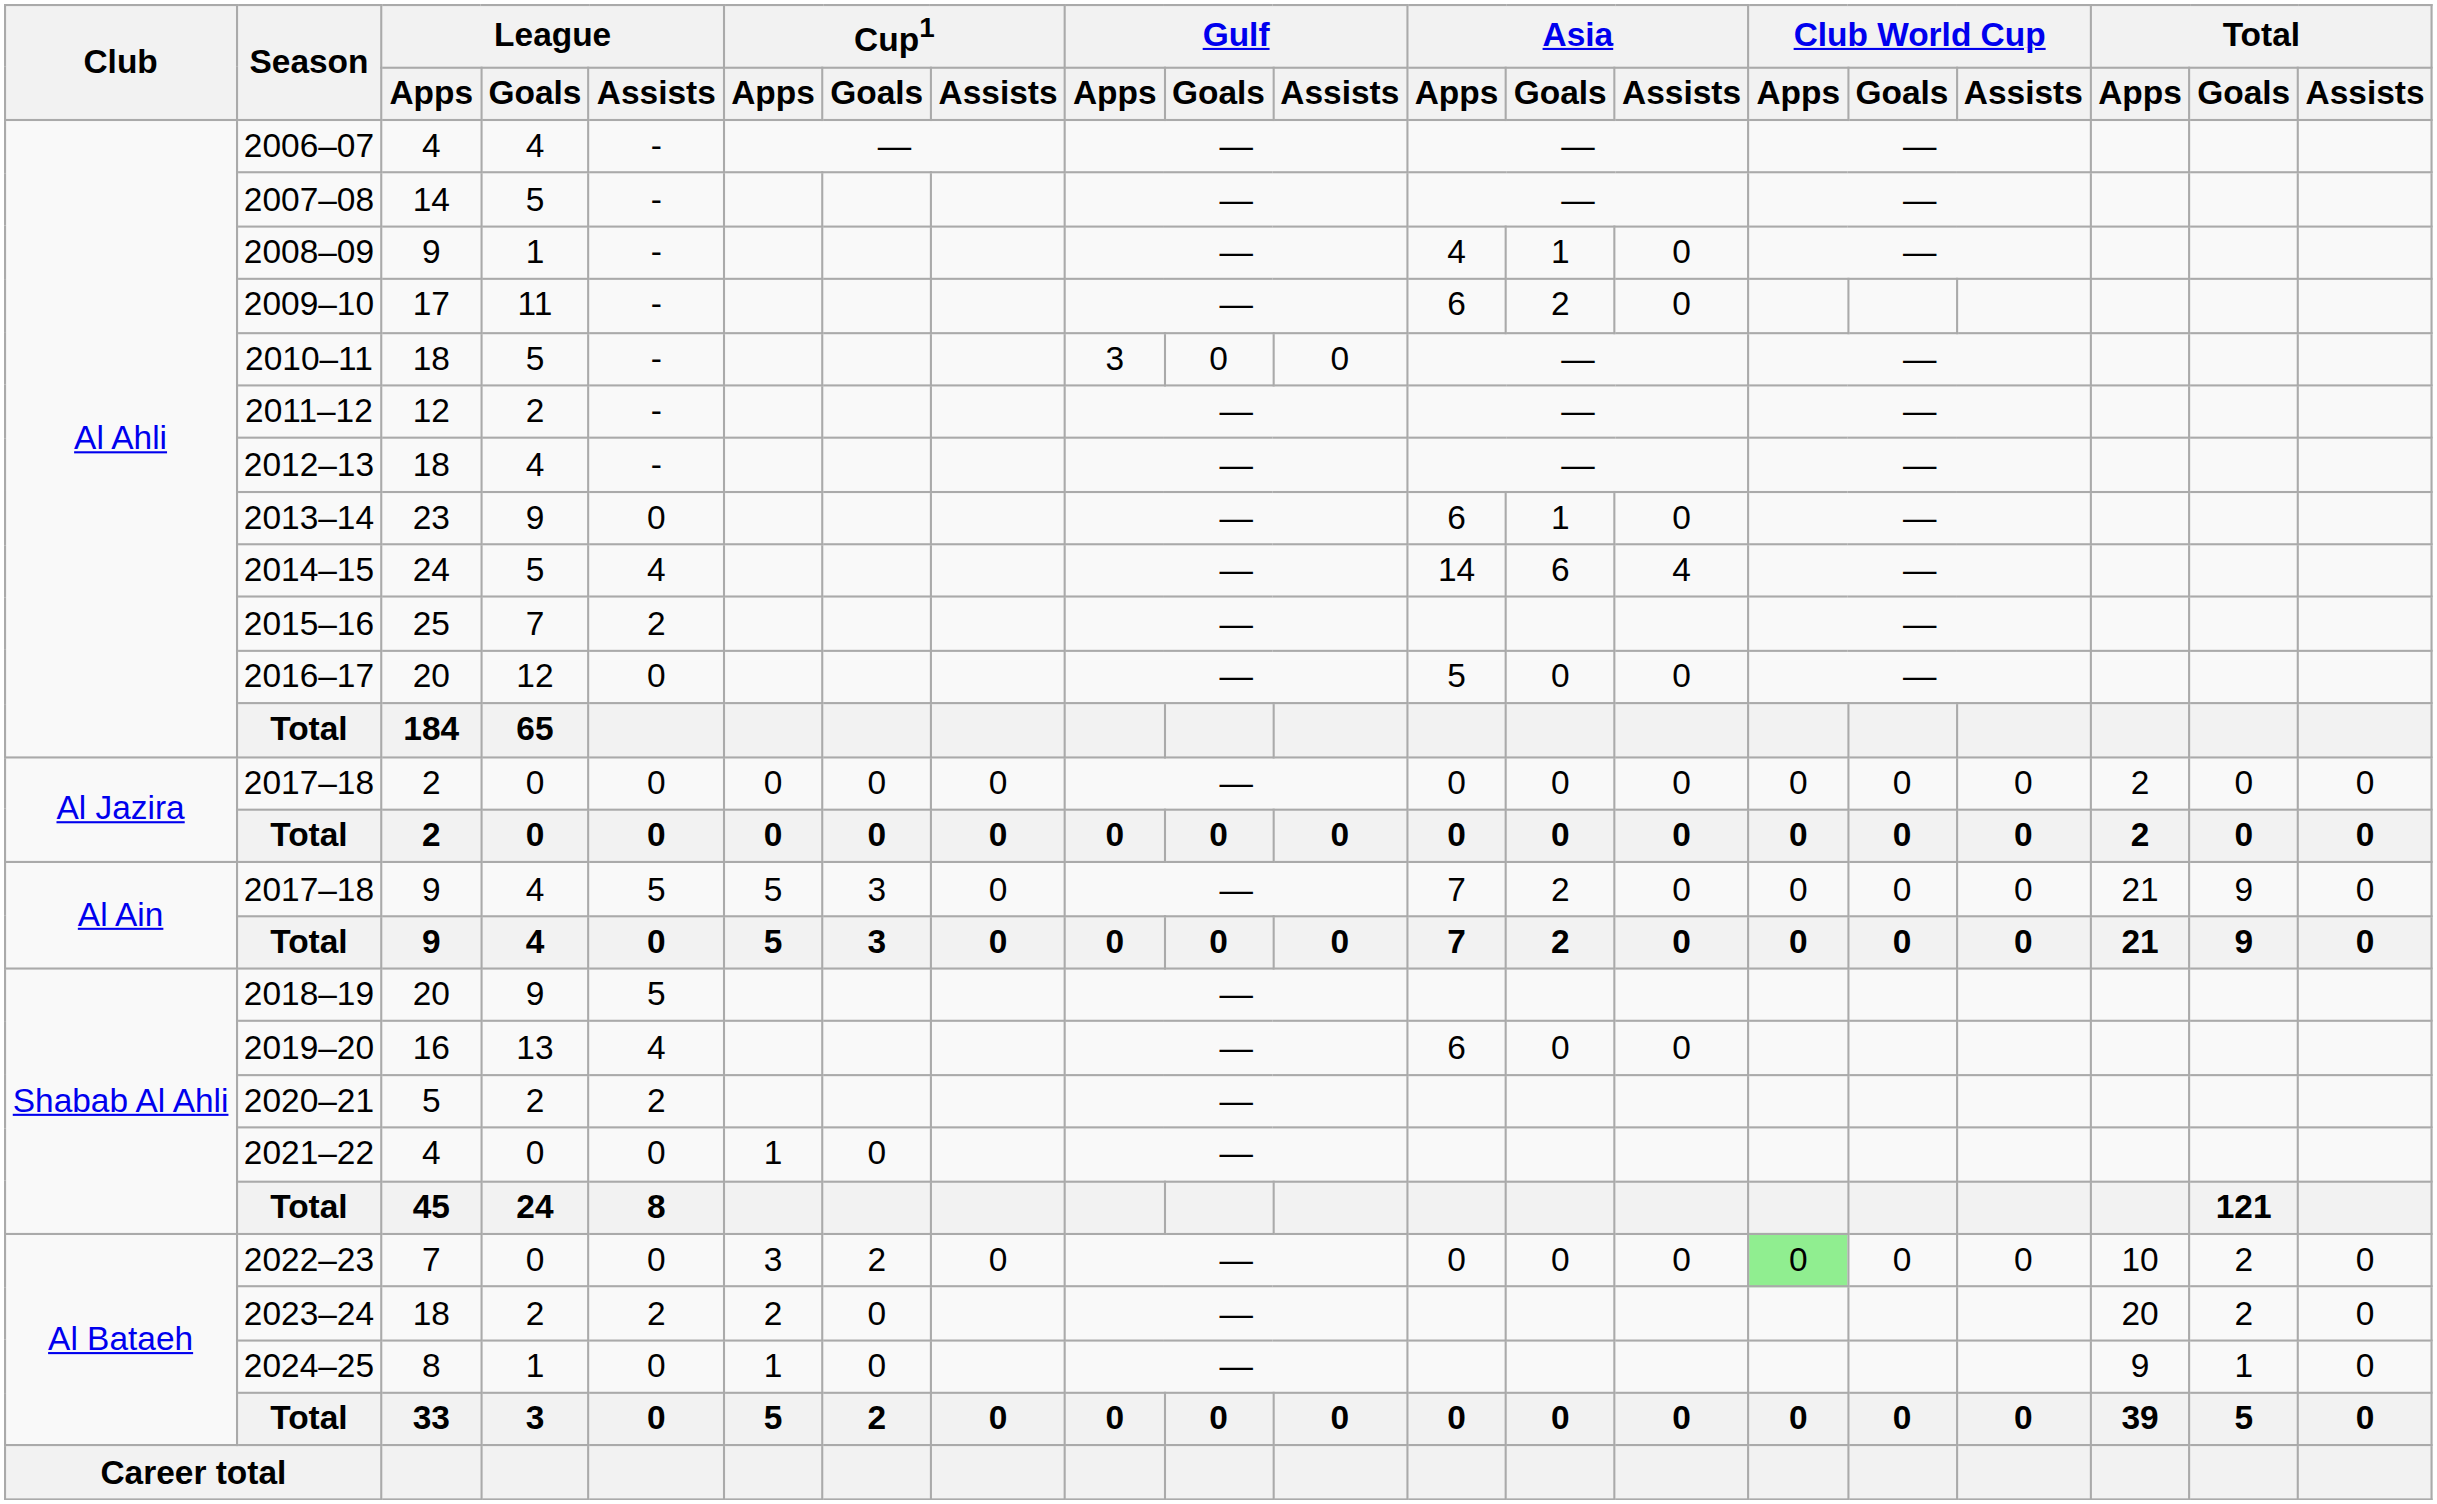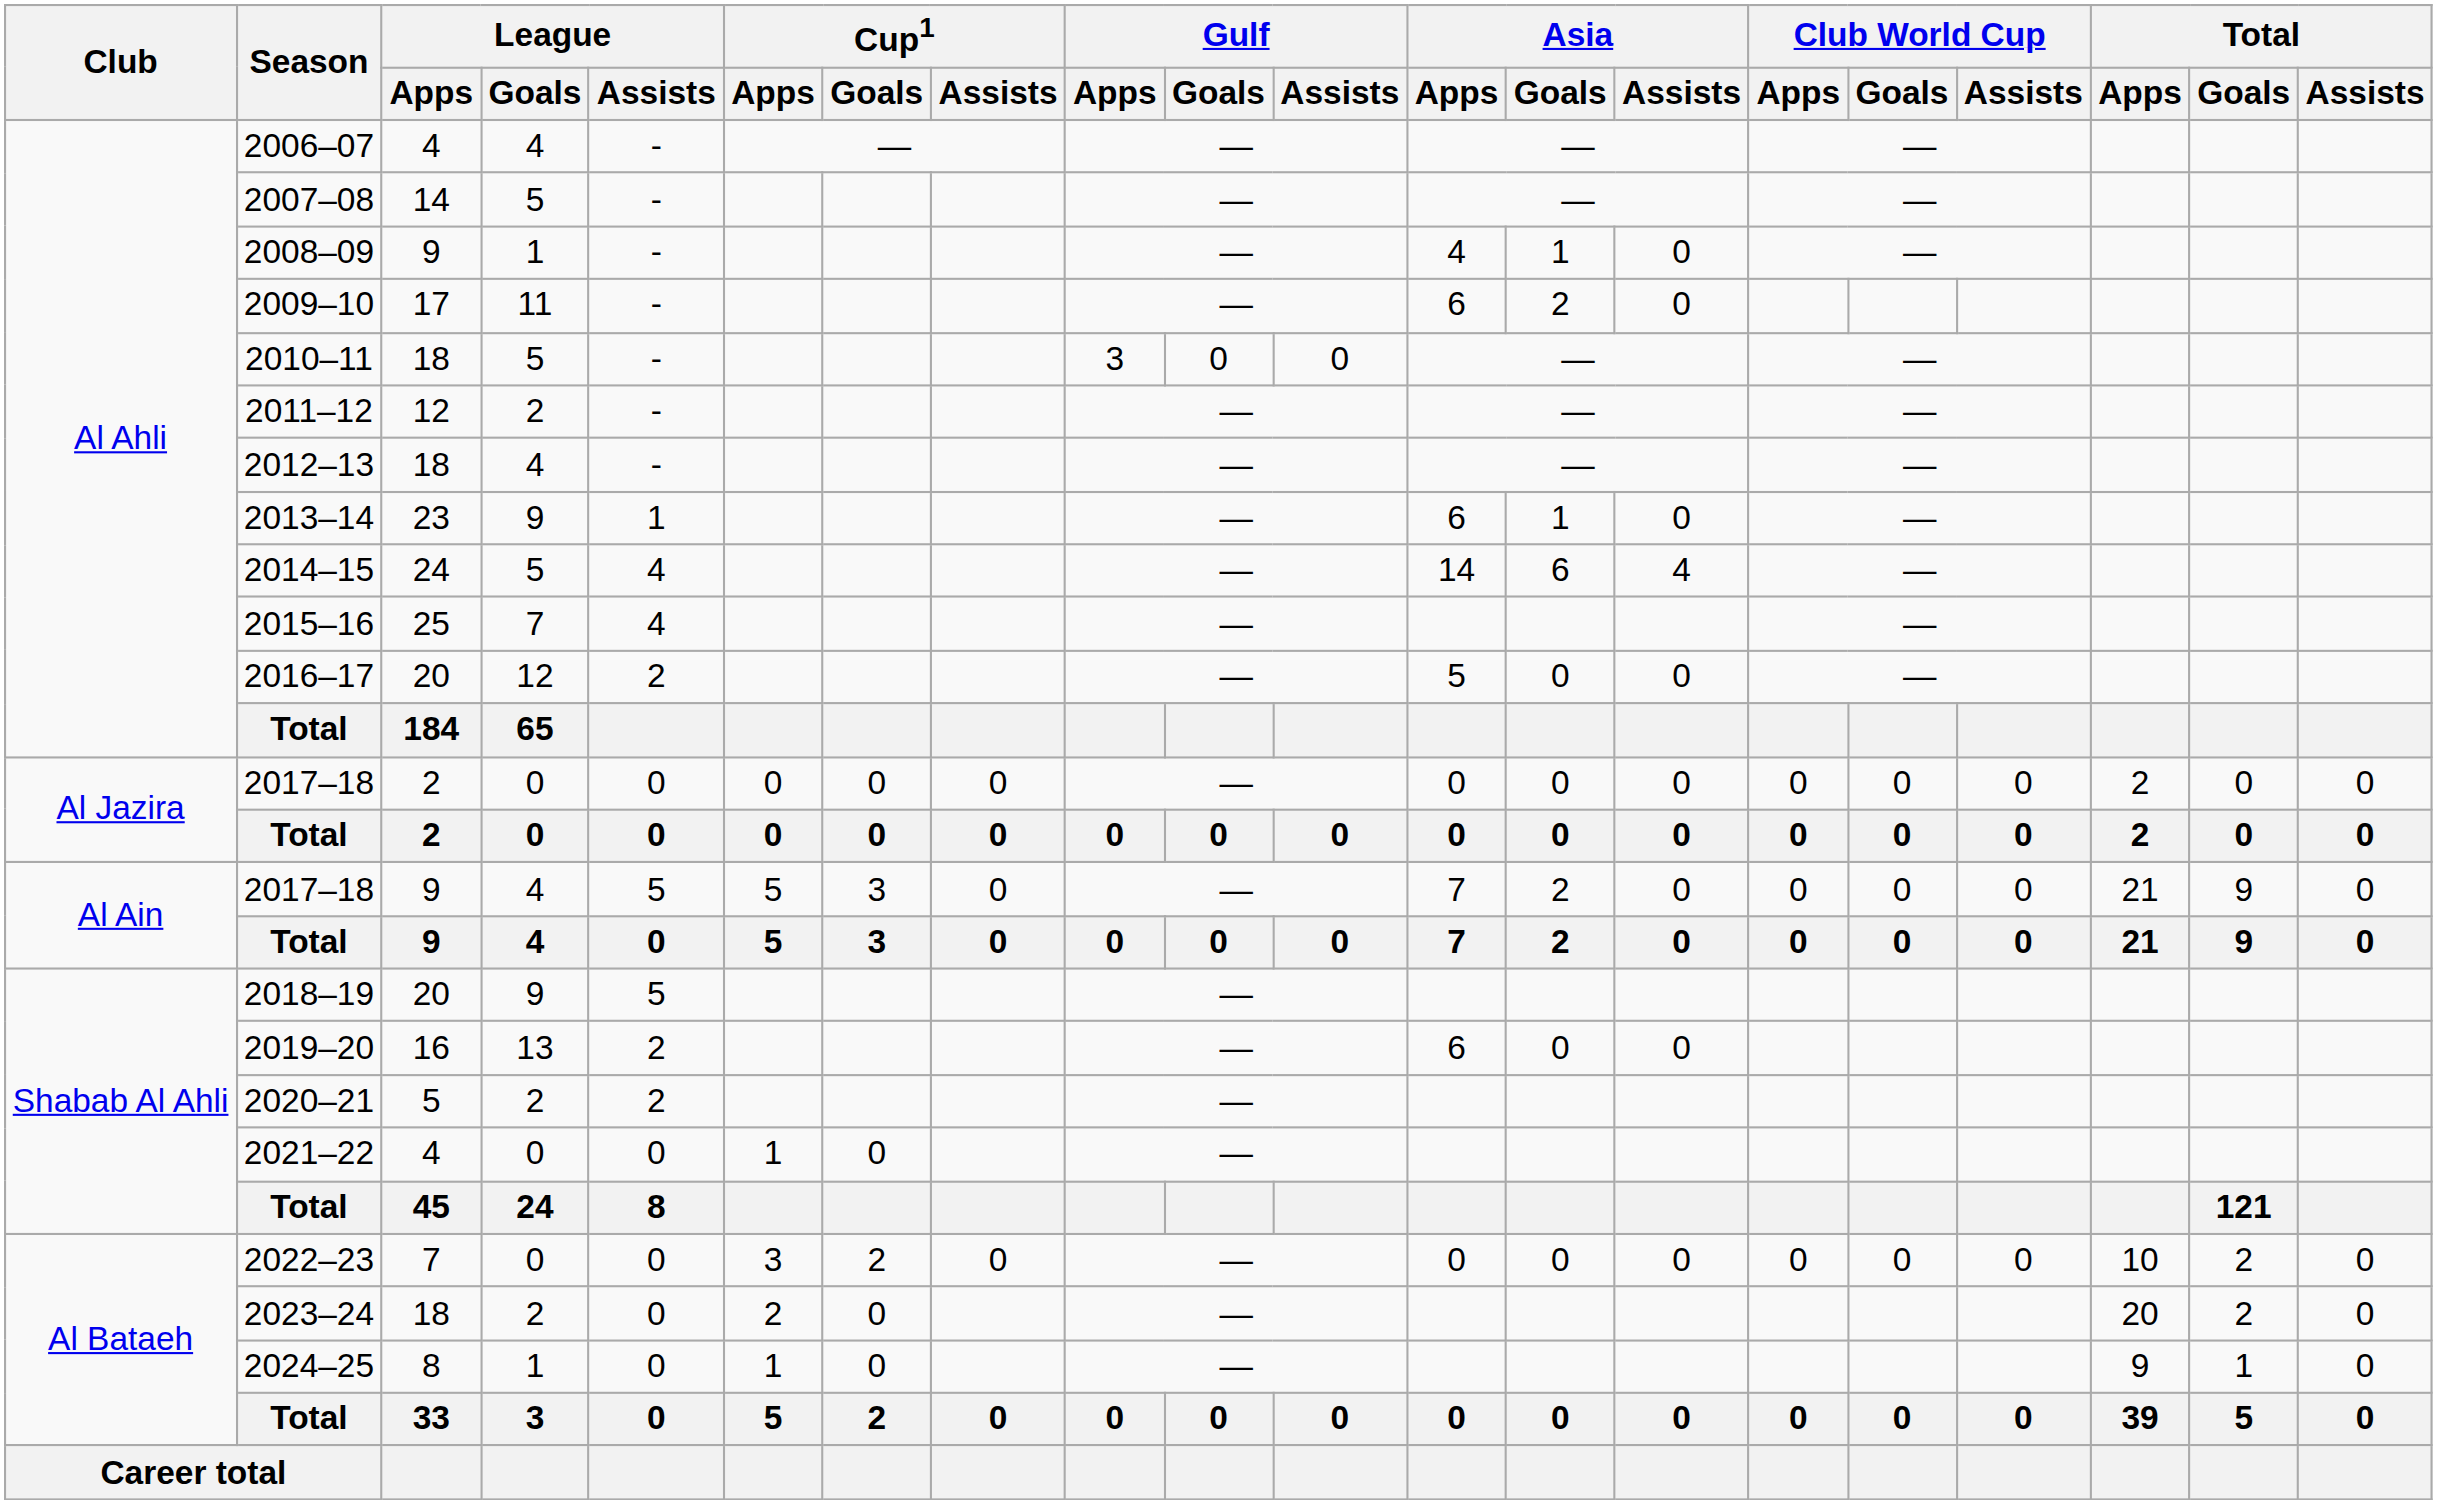(656, 517) 0 -> (656, 517) 1
(656, 623) 2 -> (656, 623) 4
(656, 676) 0 -> (656, 676) 2
(656, 1047) 4 -> (656, 1047) 2
(1798, 1259) lightgreen background -> (1798, 1259) no background
(656, 1312) 2 -> (656, 1312) 0
